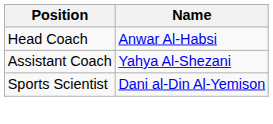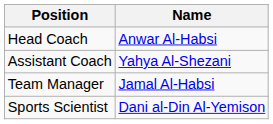+ row: (56, 84)
